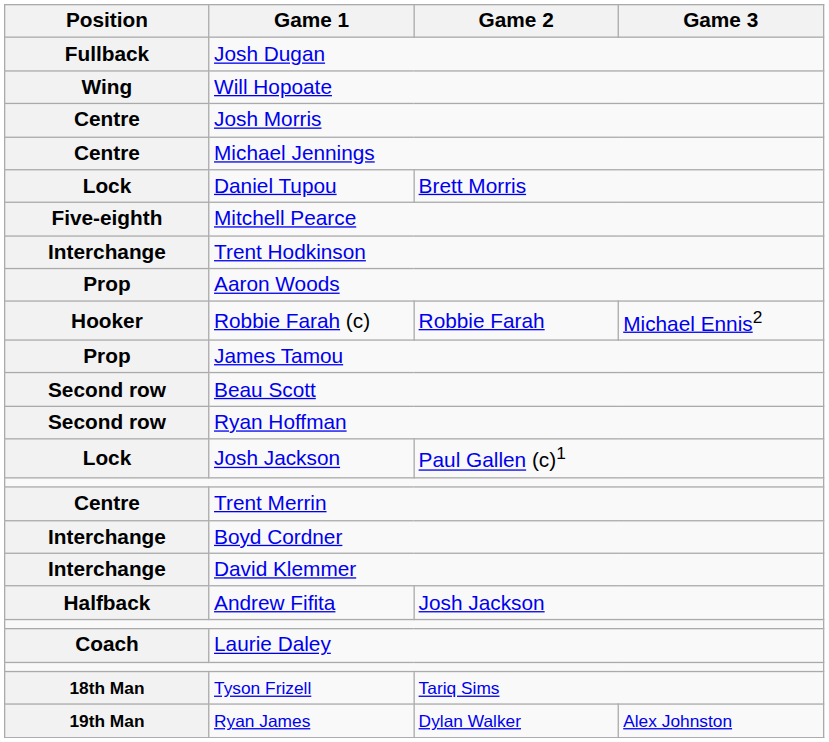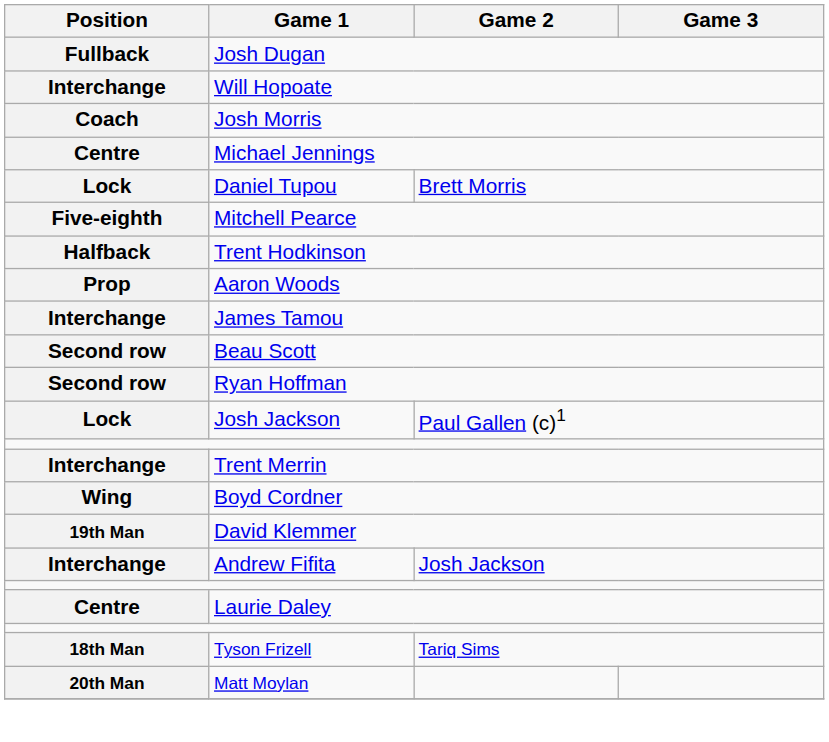(107, 86) Wing -> (107, 86) Interchange
(107, 119) Centre -> (107, 119) Coach
(107, 251) Interchange -> (107, 251) Halfback
- row: (292, 320)
(107, 356) Prop -> (107, 317) Interchange
(107, 503) Centre -> (107, 465) Interchange
(107, 536) Interchange -> (107, 498) Wing
(107, 569) Interchange -> (107, 532) 19th Man
(107, 602) Halfback -> (107, 564) Interchange
(107, 645) Coach -> (107, 606) Centre
- row: (262, 722)
+ row: (261, 683)
